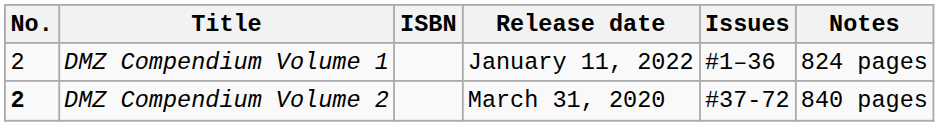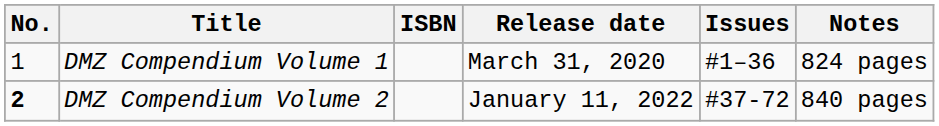(18, 62) 2 -> (18, 62) 1
(581, 62) January 11, 2022 -> (567, 62) March 31, 2020
(567, 101) March 31, 2020 -> (581, 101) January 11, 2022
